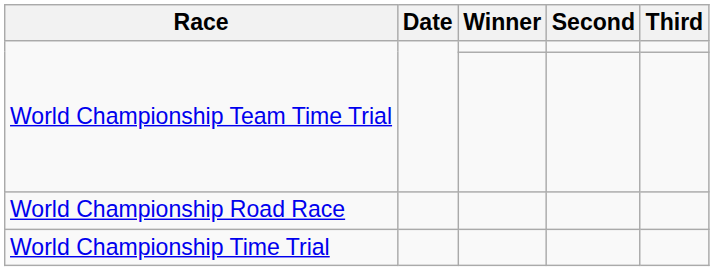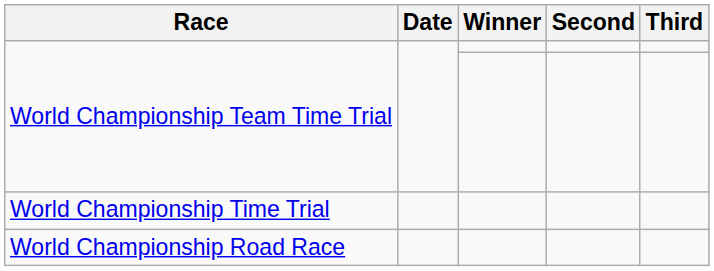rows swapped: (170, 246) <-> (178, 210)
